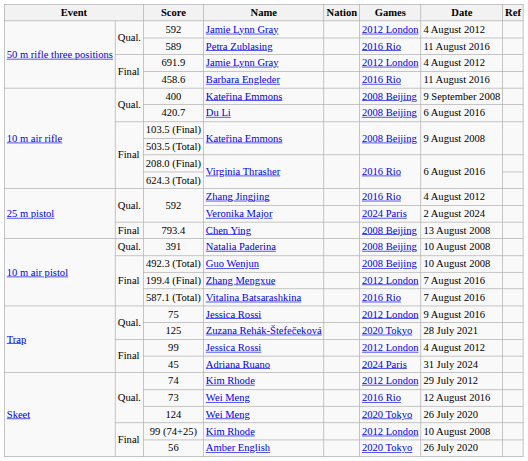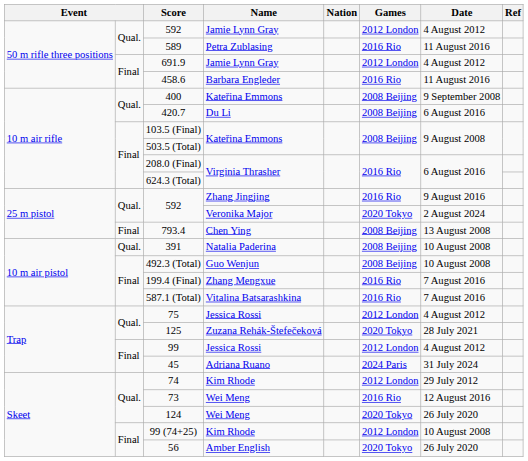(454, 197) 4 August 2012 -> (454, 197) 9 August 2016
(384, 213) 2024 Paris -> (387, 213) 2020 Tokyo
(390, 280) 2012 London -> (381, 280) 2016 Rio
(454, 314) 9 August 2016 -> (454, 314) 4 August 2012
